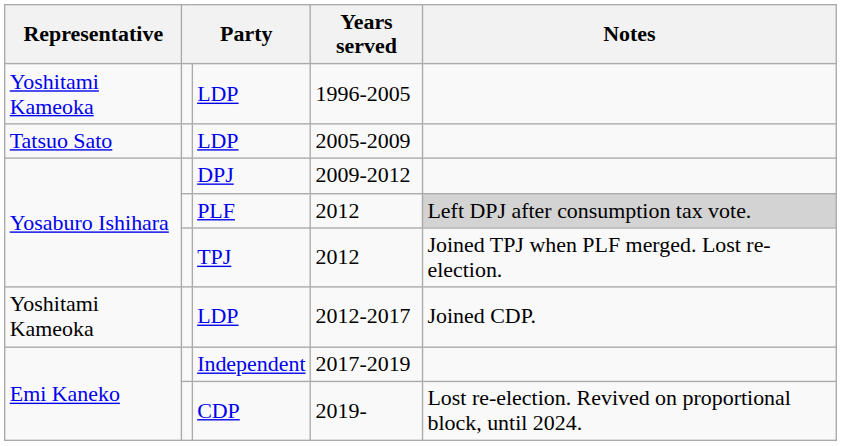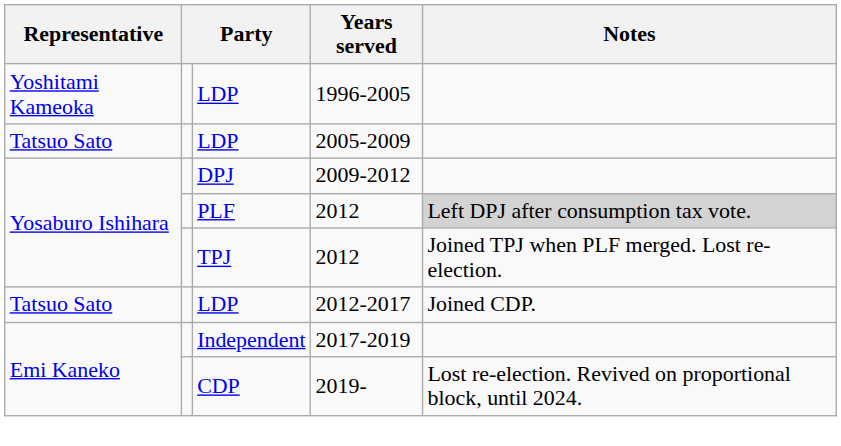(54, 316) Yoshitami Kameoka -> (61, 304) Tatsuo Sato
